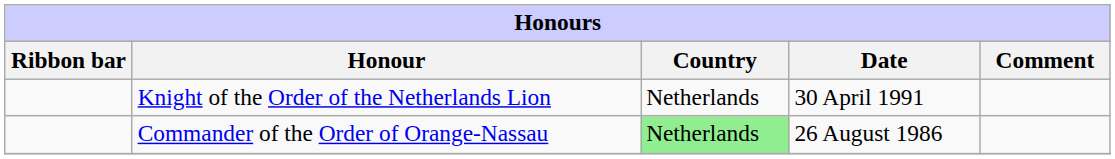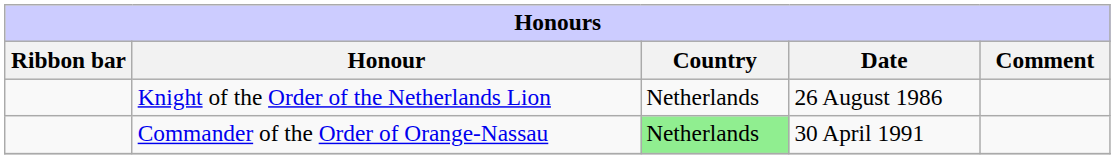(859, 97) 30 April 1991 -> (868, 97) 26 August 1986
(868, 134) 26 August 1986 -> (859, 134) 30 April 1991
